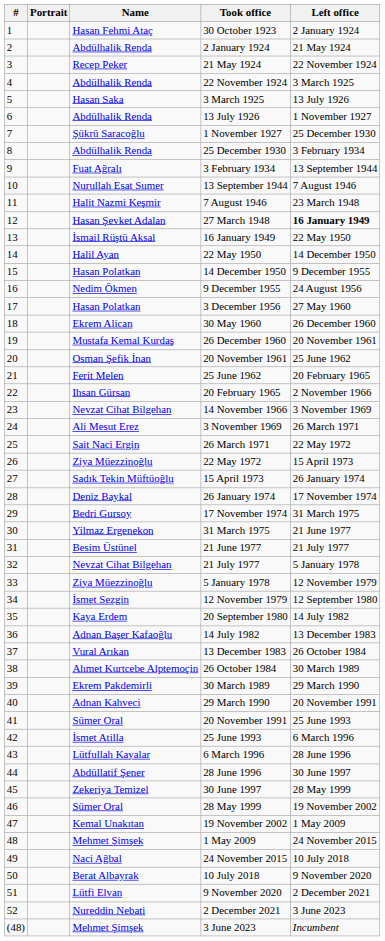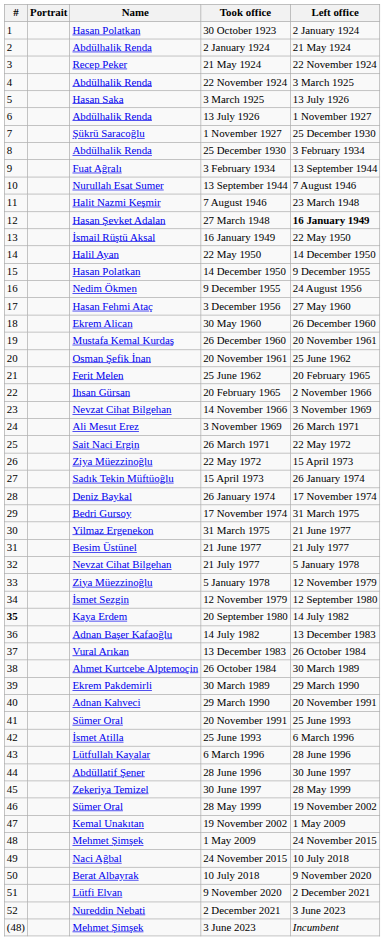(113, 30) Hasan Fehmi Ataç -> (106, 30) Hasan Polatkan
(106, 306) Hasan Polatkan -> (113, 306) Hasan Fehmi Ataç
(12, 617) normal -> (12, 617) bold
